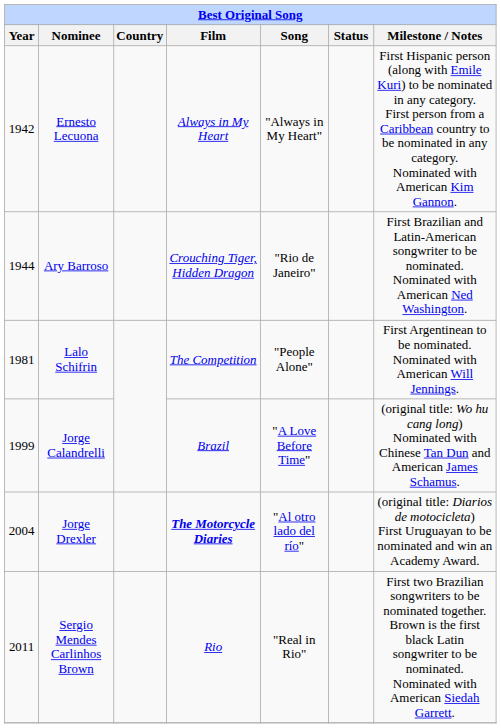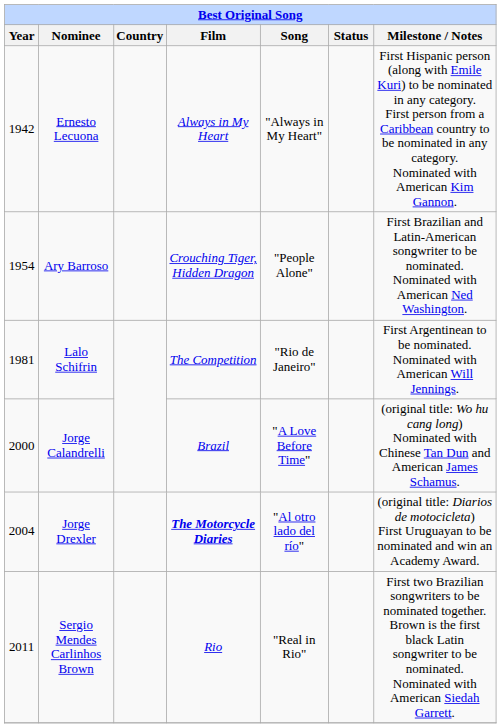(22, 265) 1944 -> (22, 265) 1954
(294, 265) "Rio de Janeiro" -> (294, 265) "People Alone"
(294, 359) "People Alone" -> (294, 359) "Rio de Janeiro"
(22, 445) 1999 -> (22, 445) 2000
